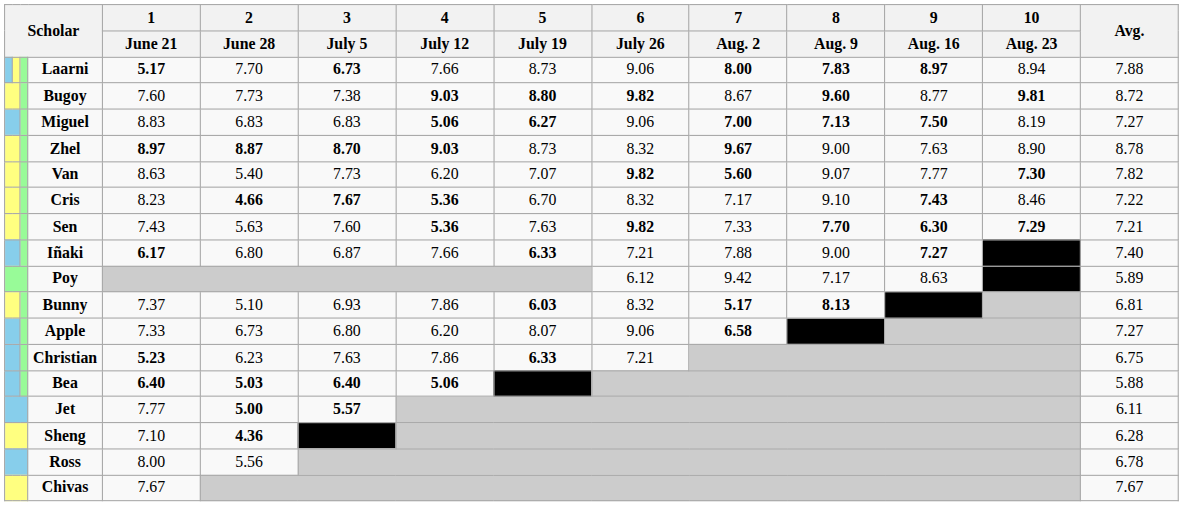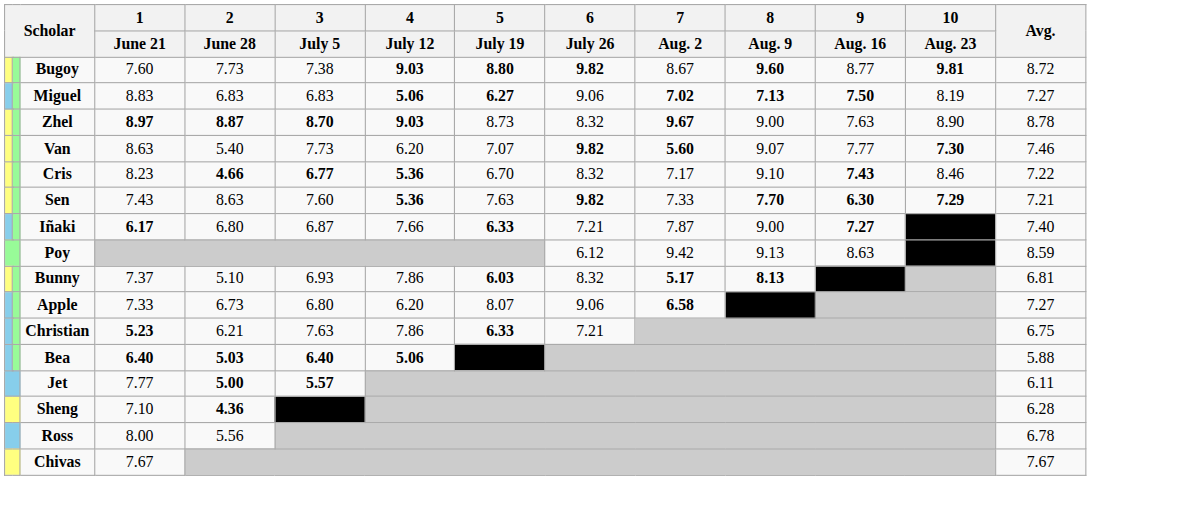- row: (65, 70)
(738, 122) 7.00 -> (680, 96) 7.02
(1129, 174) 7.82 -> (1041, 148) 7.46
(347, 200) 7.67 -> (320, 174) 6.77
(249, 226) 5.63 -> (230, 200) 8.63
(738, 253) 7.88 -> (680, 226) 7.87
(836, 279) 7.17 -> (770, 253) 9.13
(1129, 279) 5.89 -> (1041, 253) 8.59
(249, 357) 6.23 -> (230, 331) 6.21
